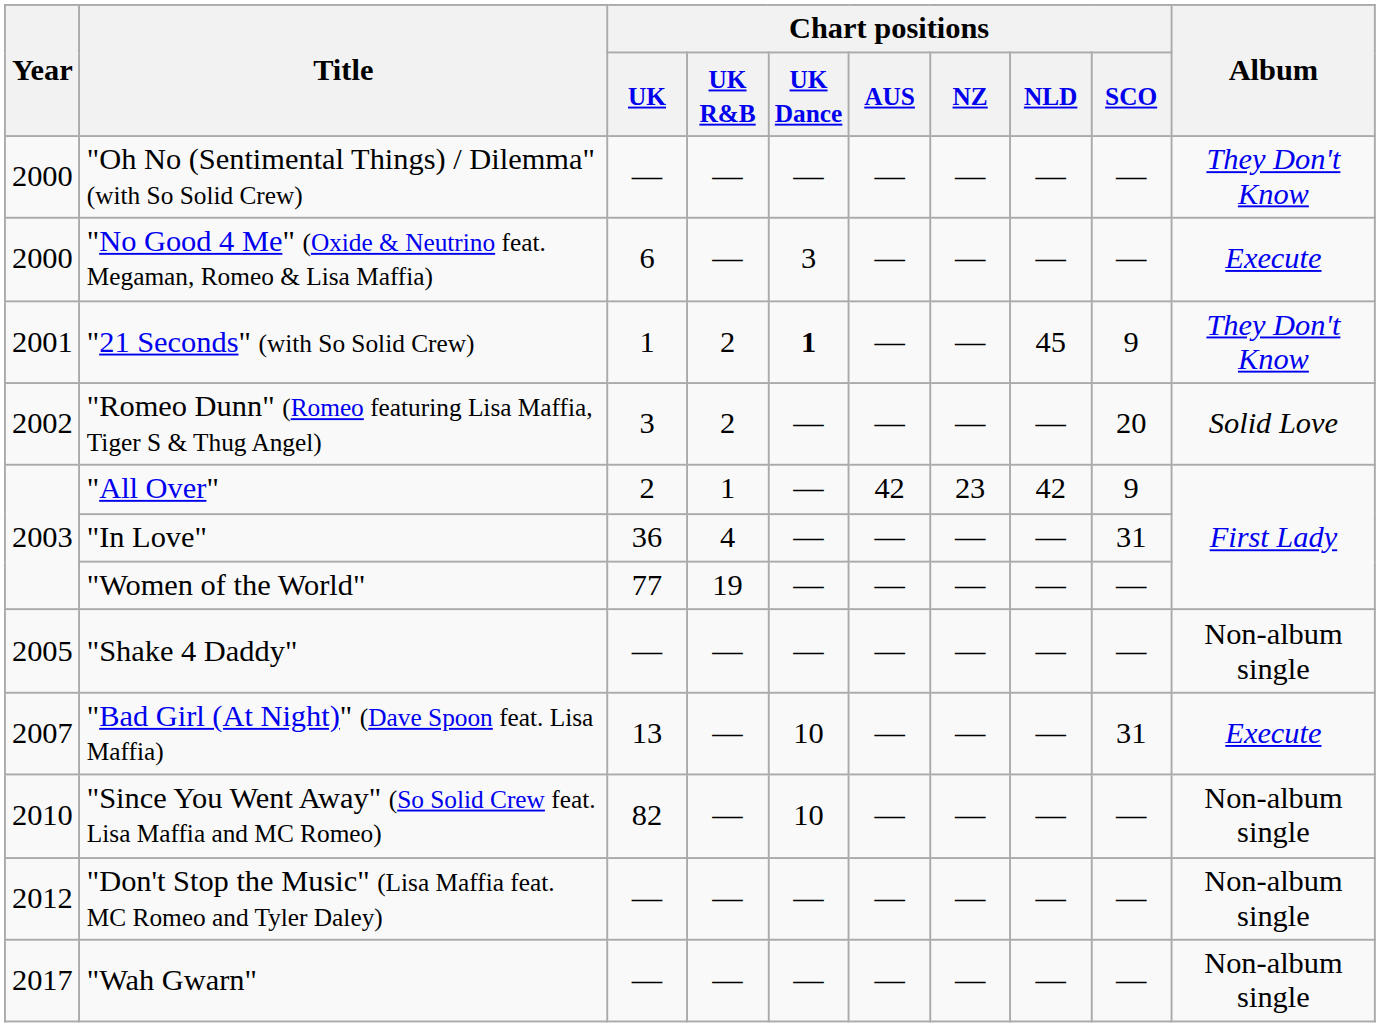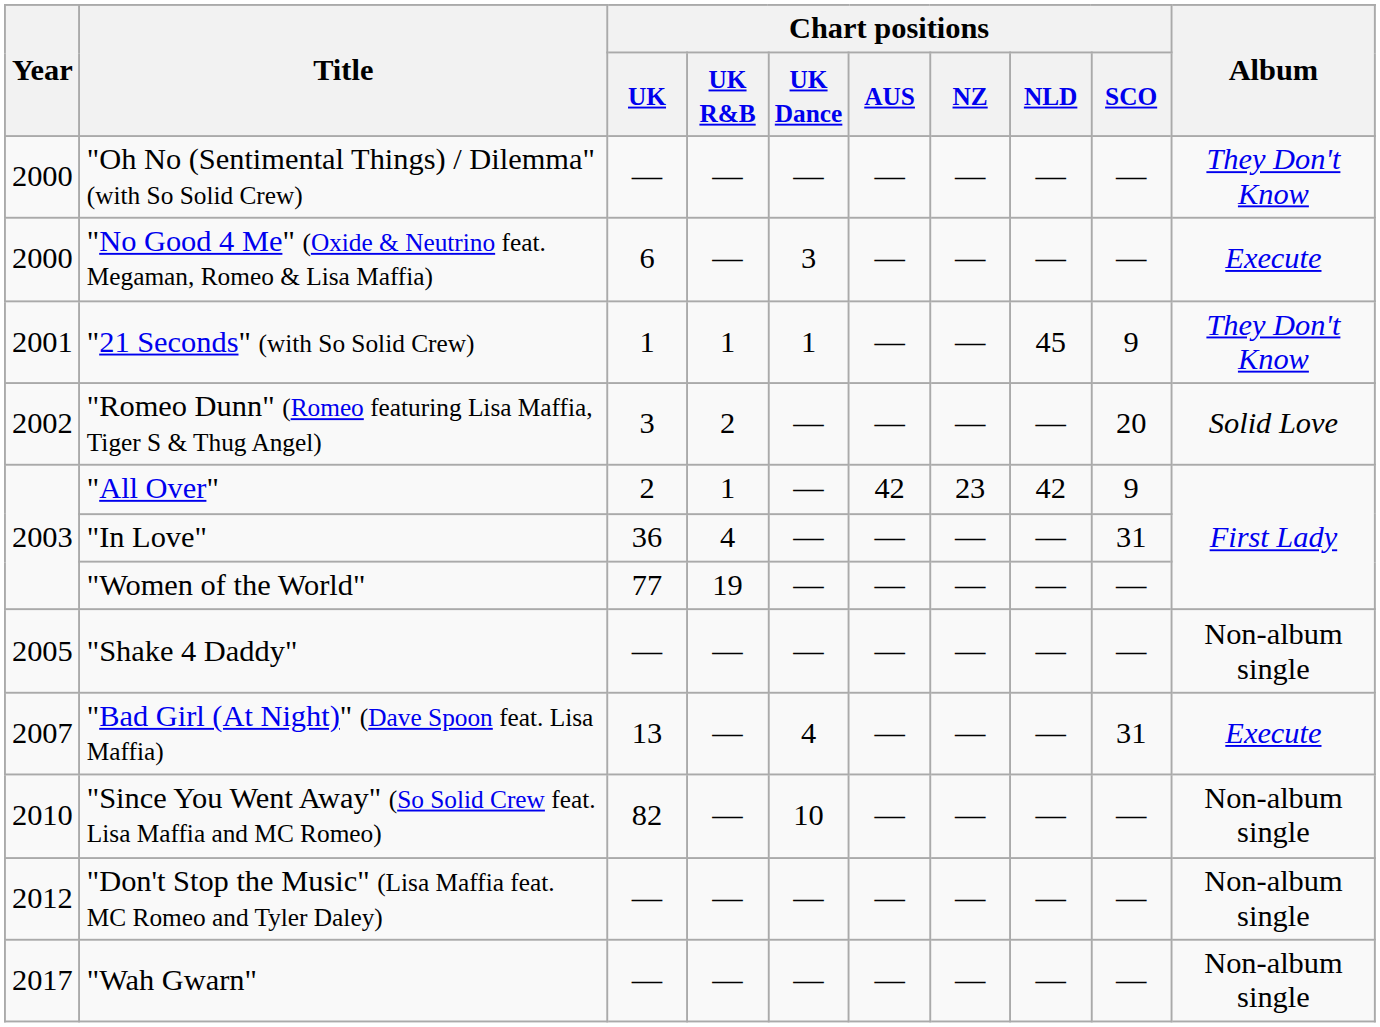(728, 341) 2 -> (728, 341) 1
(809, 341) bold -> (809, 341) normal
(809, 733) 10 -> (809, 733) 4
